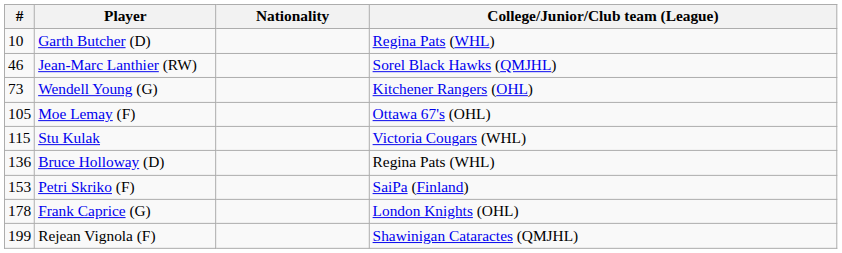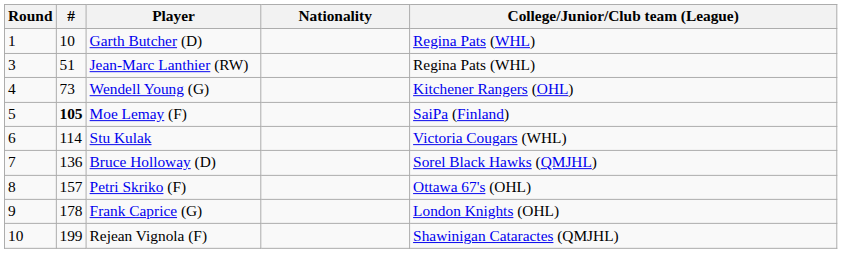+ column: (30, 16)
(16, 65) 46 -> (67, 65) 51
(465, 65) Sorel Black Hawks (QMJHL) -> (474, 65) Regina Pats (WHL)
(20, 114) normal -> (71, 114) bold
(432, 114) Ottawa 67's (OHL) -> (461, 114) SaiPa (Finland)
(19, 138) 115 -> (71, 138) 114
(434, 162) Regina Pats (WHL) -> (505, 162) Sorel Black Hawks (QMJHL)
(20, 187) 153 -> (71, 187) 157
(421, 187) SaiPa (Finland) -> (472, 187) Ottawa 67's (OHL)
